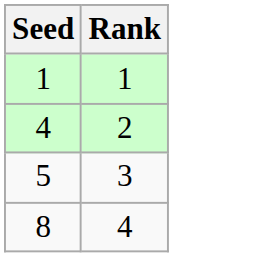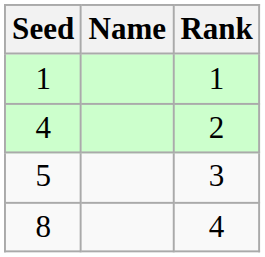+ column: (127, 29)
